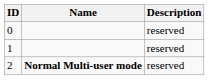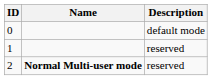(166, 30) reserved -> (176, 30) default mode
